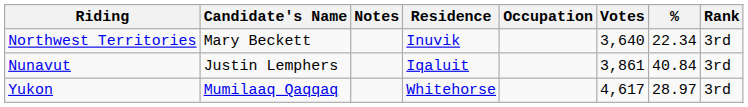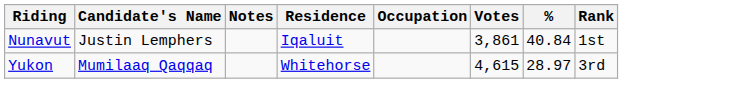- row: (102, 41)
(717, 65) 3rd -> (592, 41) 1st
(622, 90) 4,617 -> (497, 65) 4,615
